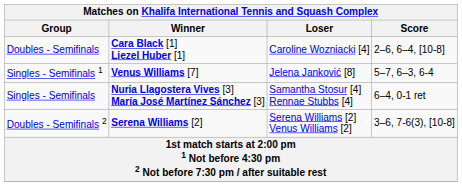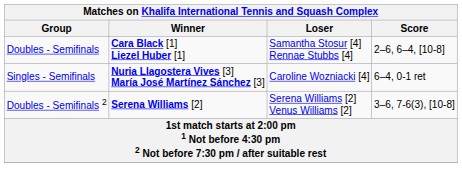(319, 50) Caroline Wozniacki [4] -> (315, 50) Samantha Stosur [4] Rennae Stubbs [4]
- row: (55, 73)
(315, 96) Samantha Stosur [4] Rennae Stubbs [4] -> (319, 77) Caroline Wozniacki [4]
